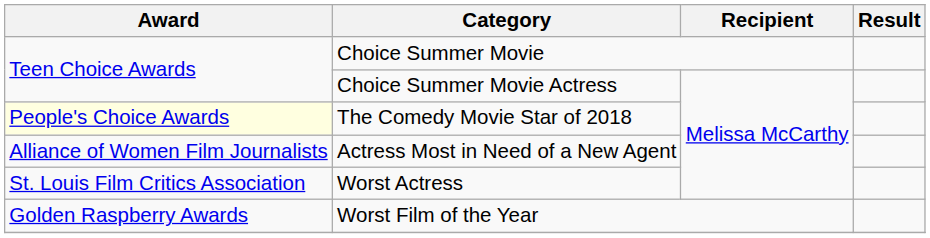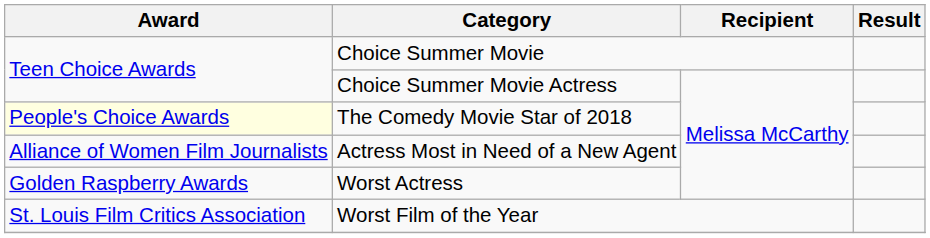(157, 183) St. Louis Film Critics Association -> (129, 183) Golden Raspberry Awards
(129, 215) Golden Raspberry Awards -> (157, 215) St. Louis Film Critics Association
